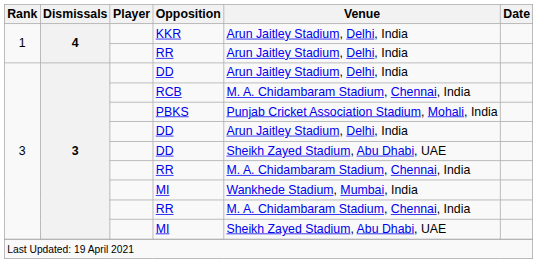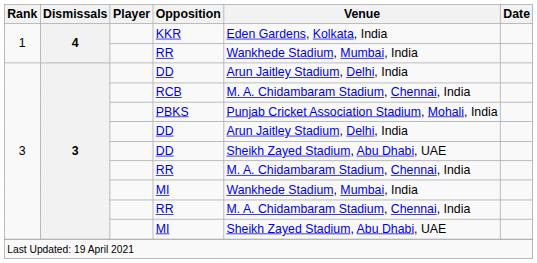(317, 33) Arun Jaitley Stadium, Delhi, India -> (307, 33) Eden Gardens, Kolkata, India
(317, 53) Arun Jaitley Stadium, Delhi, India -> (322, 53) Wankhede Stadium, Mumbai, India
